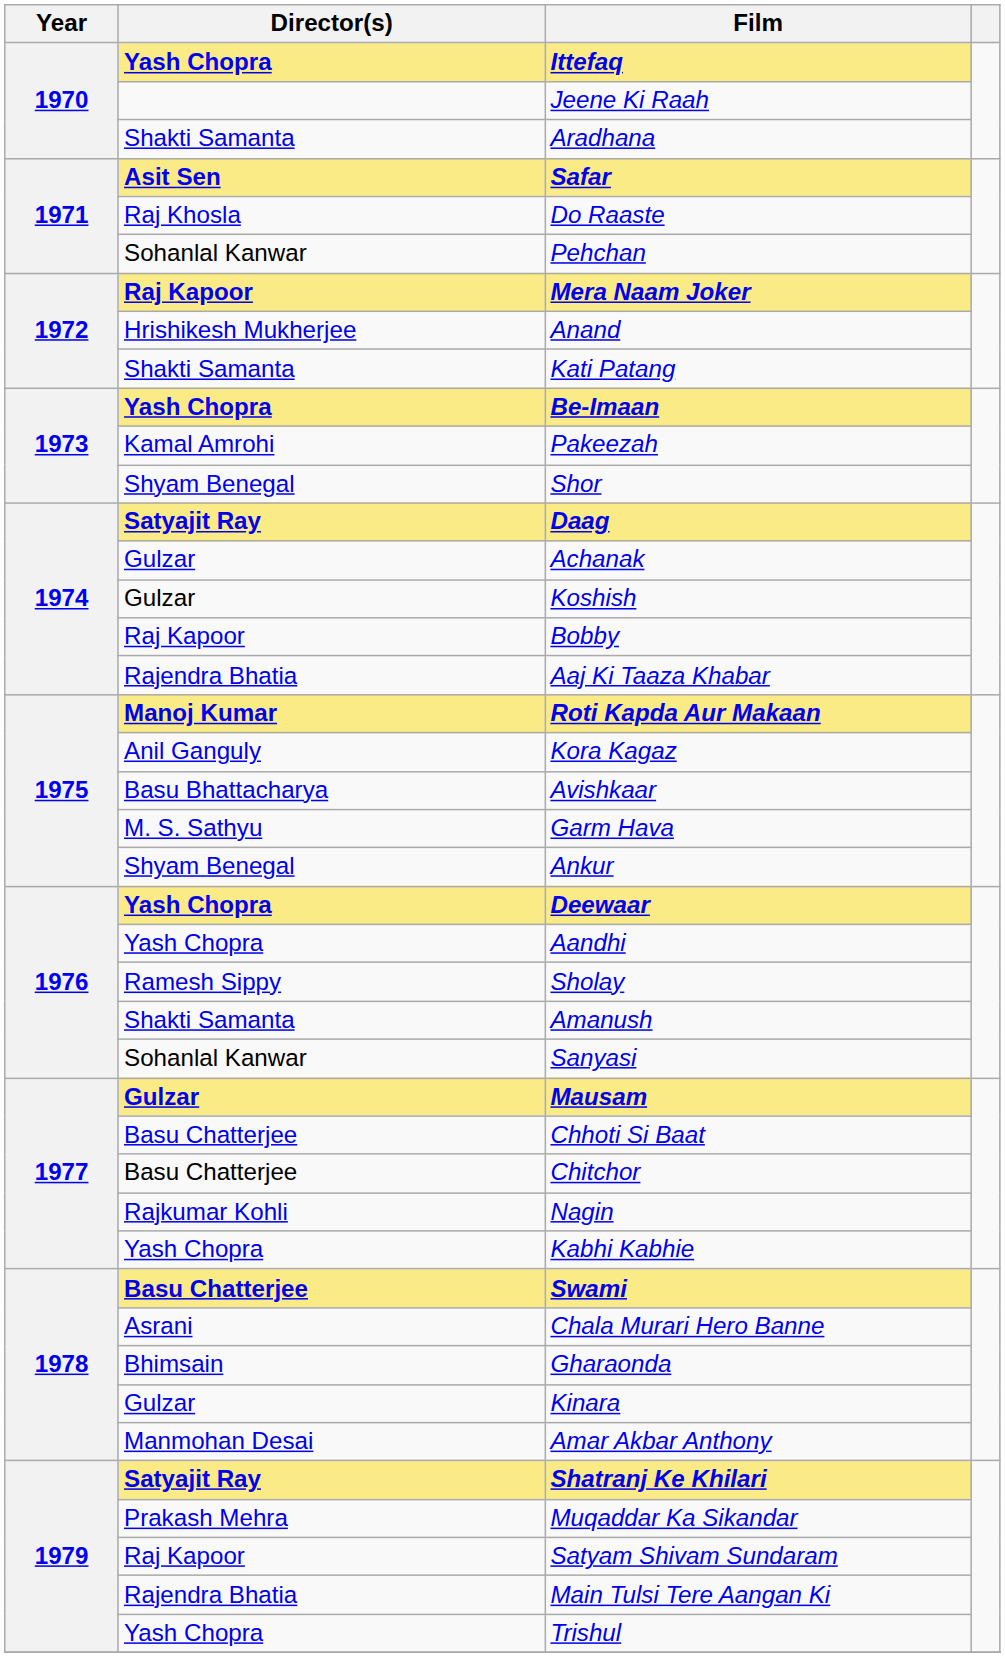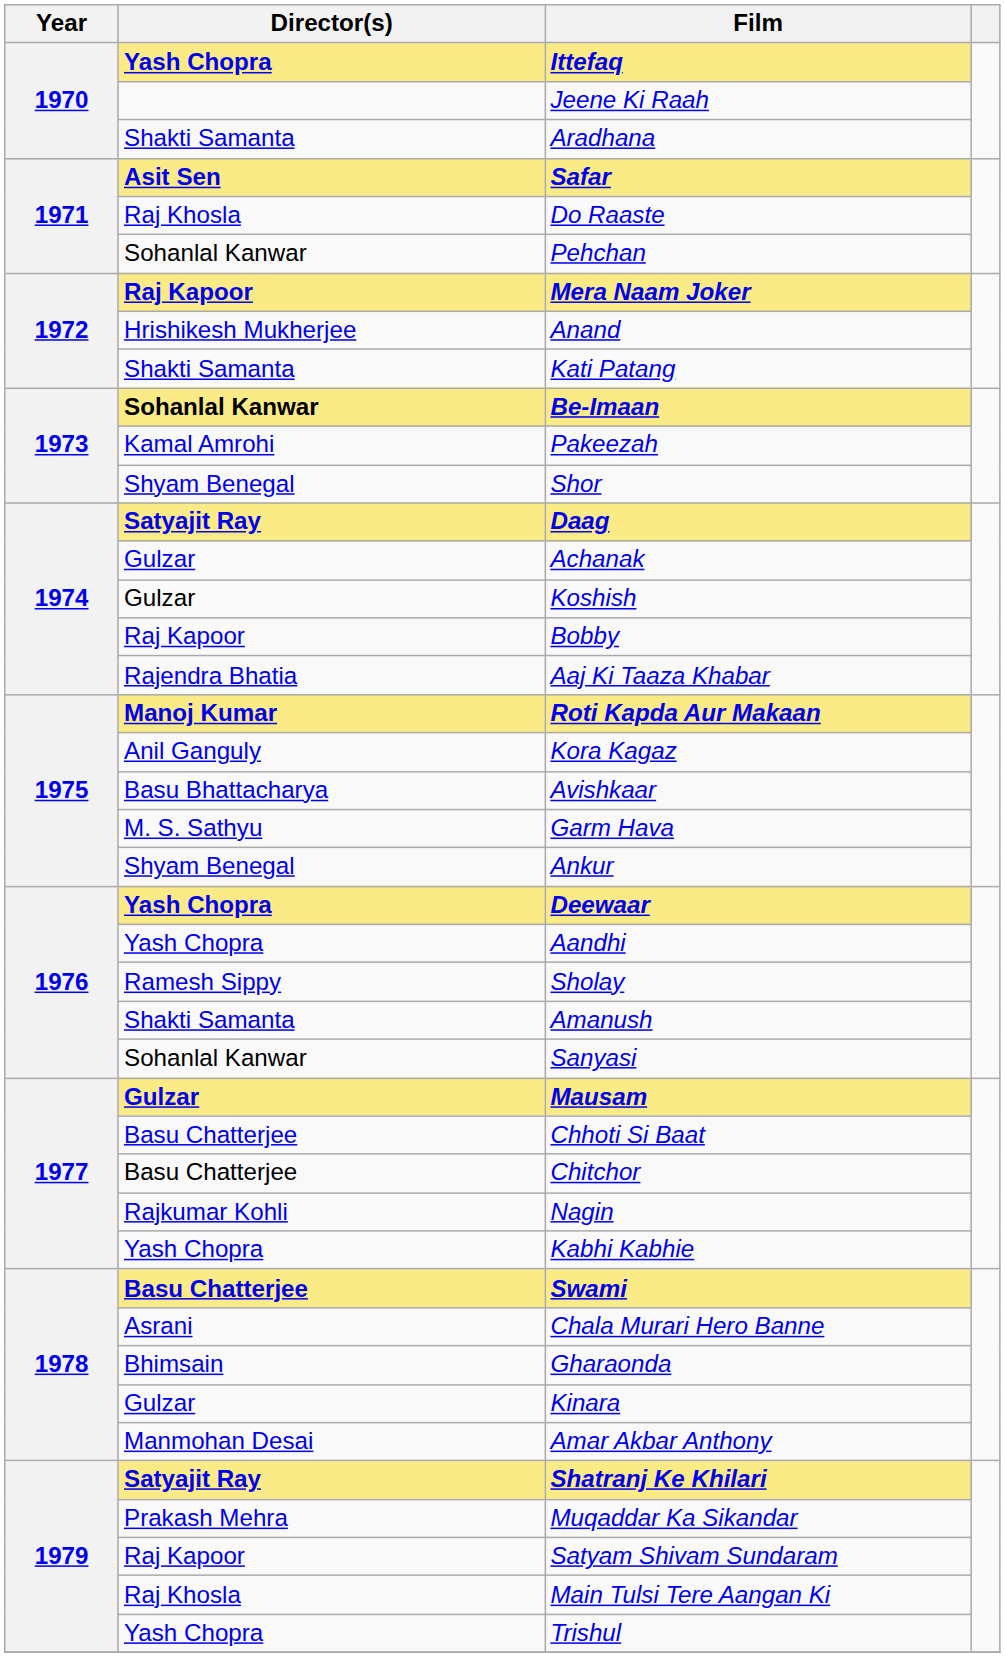(198, 406) Yash Chopra -> (221, 406) Sohanlal Kanwar
(211, 1594) Rajendra Bhatia -> (182, 1594) Raj Khosla
